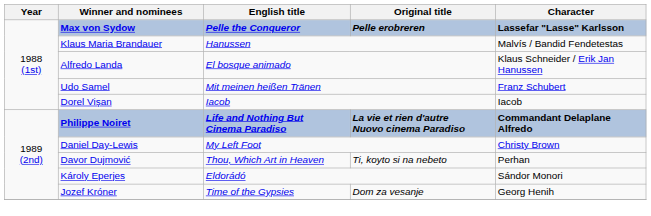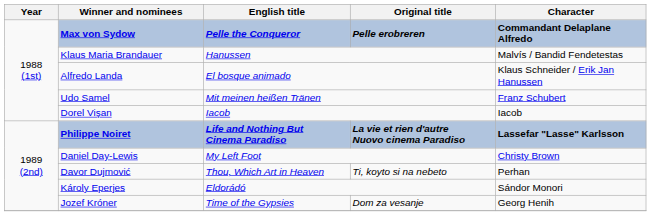(561, 28) Lassefar "Lasse" Karlsson -> (554, 33) Commandant Delaplane Alfredo
(554, 123) Commandant Delaplane Alfredo -> (561, 134) Lassefar "Lasse" Karlsson
